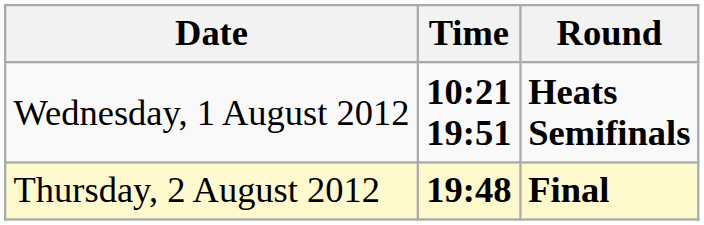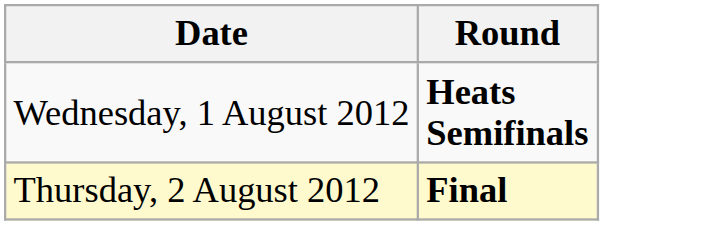- column: (469, 33)
